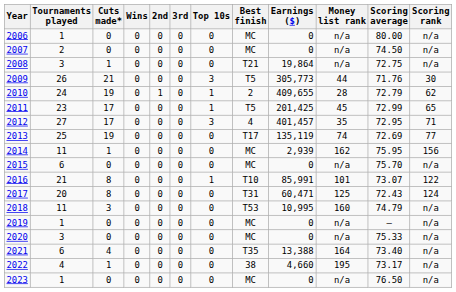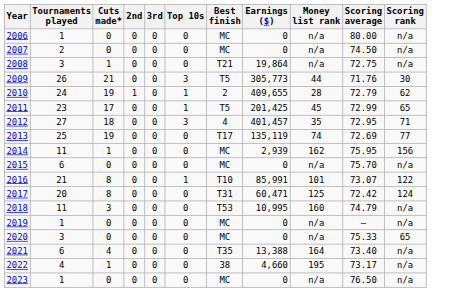- column: (137, 17)
(109, 122) 17 -> (109, 122) 18
(389, 194) 72.43 -> (363, 194) 72.42
(431, 237) n/a -> (405, 237) 65
